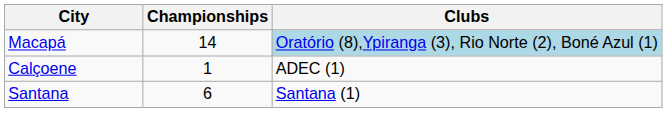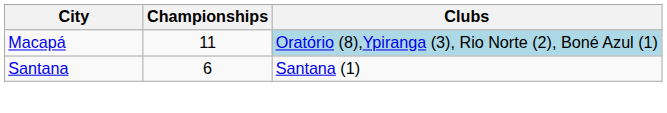(208, 42) 14 -> (208, 42) 11
- row: (42, 68)
